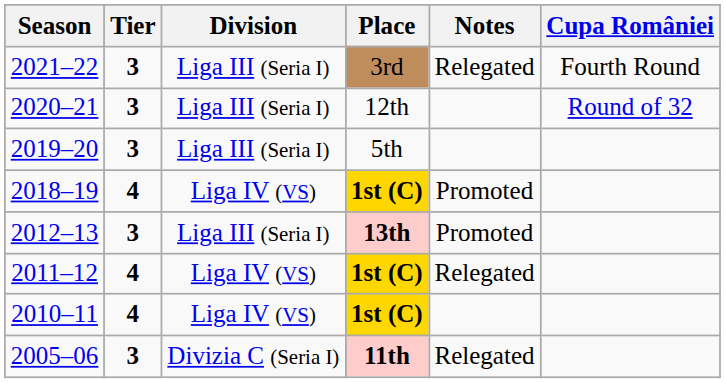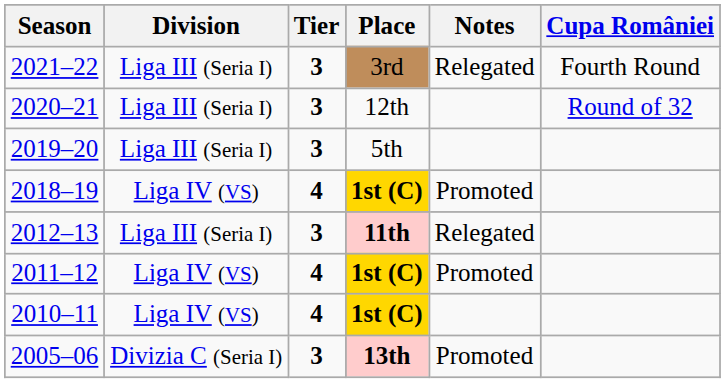columns swapped: (133, 25) <-> (253, 25)
(387, 232) 13th -> (387, 232) 11th
(485, 232) Promoted -> (485, 232) Relegated
(485, 273) Relegated -> (485, 273) Promoted
(387, 356) 11th -> (387, 356) 13th
(485, 356) Relegated -> (485, 356) Promoted
